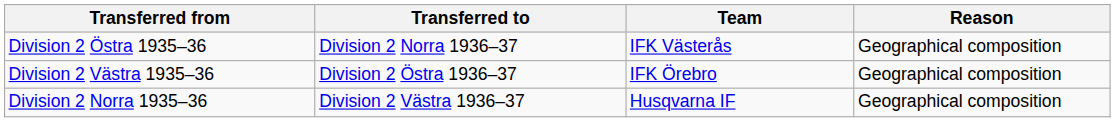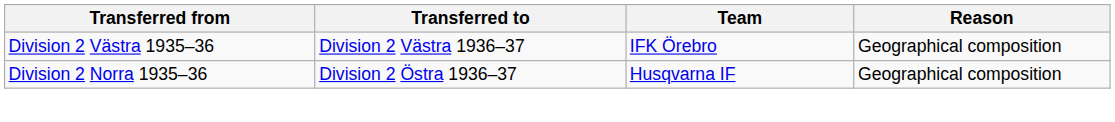- row: (107, 46)
(418, 74) Division 2 Östra 1936–37 -> (422, 46) Division 2 Västra 1936–37
(422, 102) Division 2 Västra 1936–37 -> (418, 74) Division 2 Östra 1936–37
